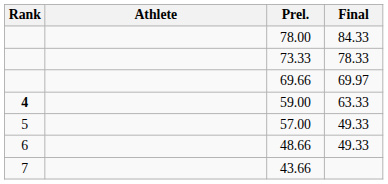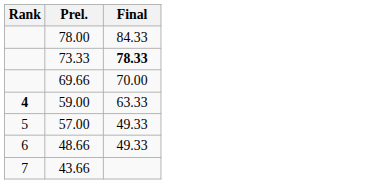- column: (156, 15)
(353, 59) normal -> (132, 59) bold
(353, 80) 69.97 -> (132, 80) 70.00
